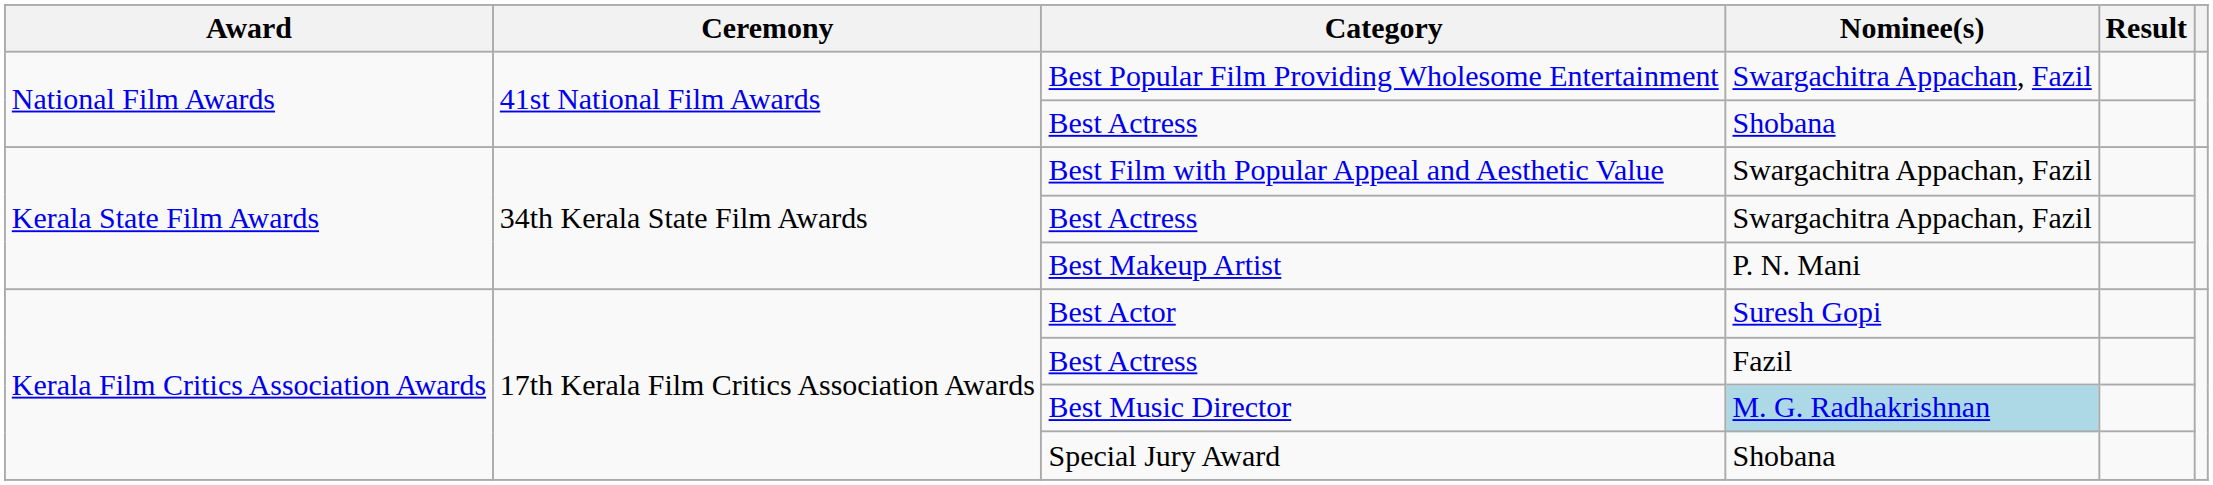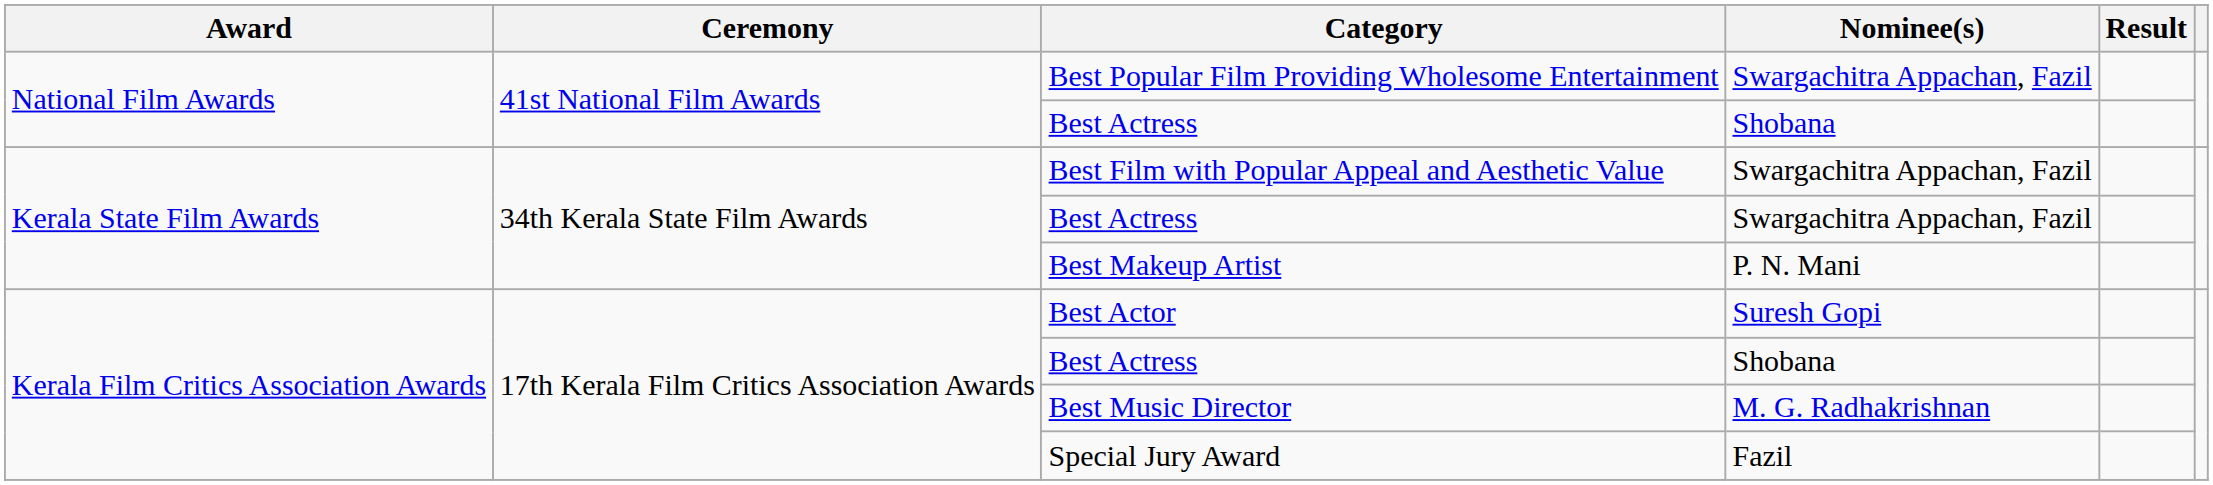(1762, 360) Fazil -> (1784, 360) Shobana
(1861, 407) lightblue background -> (1861, 407) no background
(1784, 455) Shobana -> (1762, 455) Fazil
